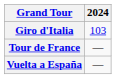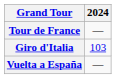rows swapped: (44, 30) <-> (44, 47)
